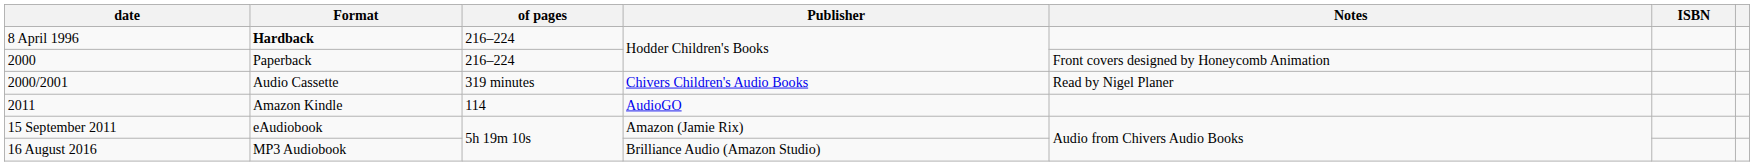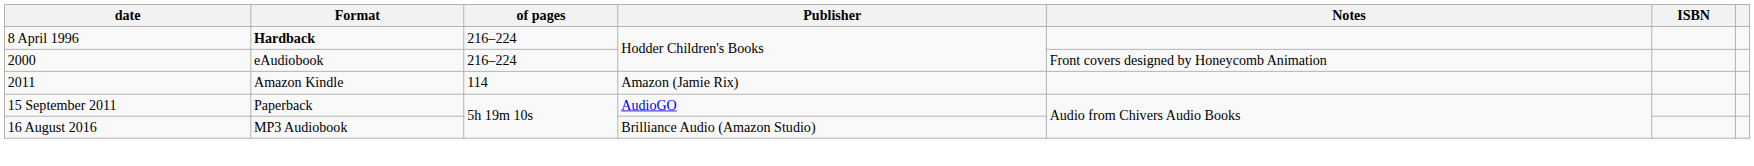(282, 60) Paperback -> (289, 60) eAudiobook
- row: (38, 82)
(654, 104) AudioGO -> (680, 82) Amazon (Jamie Rix)
(288, 127) eAudiobook -> (283, 104) Paperback
(685, 127) Amazon (Jamie Rix) -> (649, 104) AudioGO
